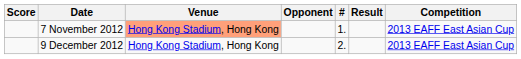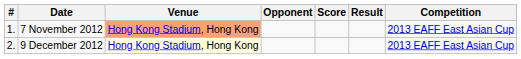columns swapped: (342, 12) <-> (21, 12)
(203, 45) no background -> (183, 45) lightyellow background
